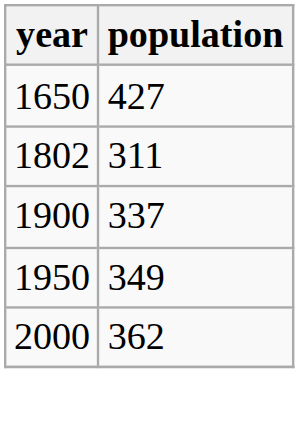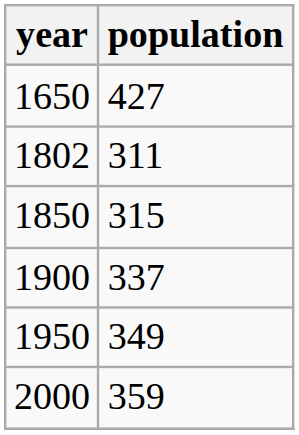+ row: (52, 215)
(136, 336) 362 -> (136, 397) 359
